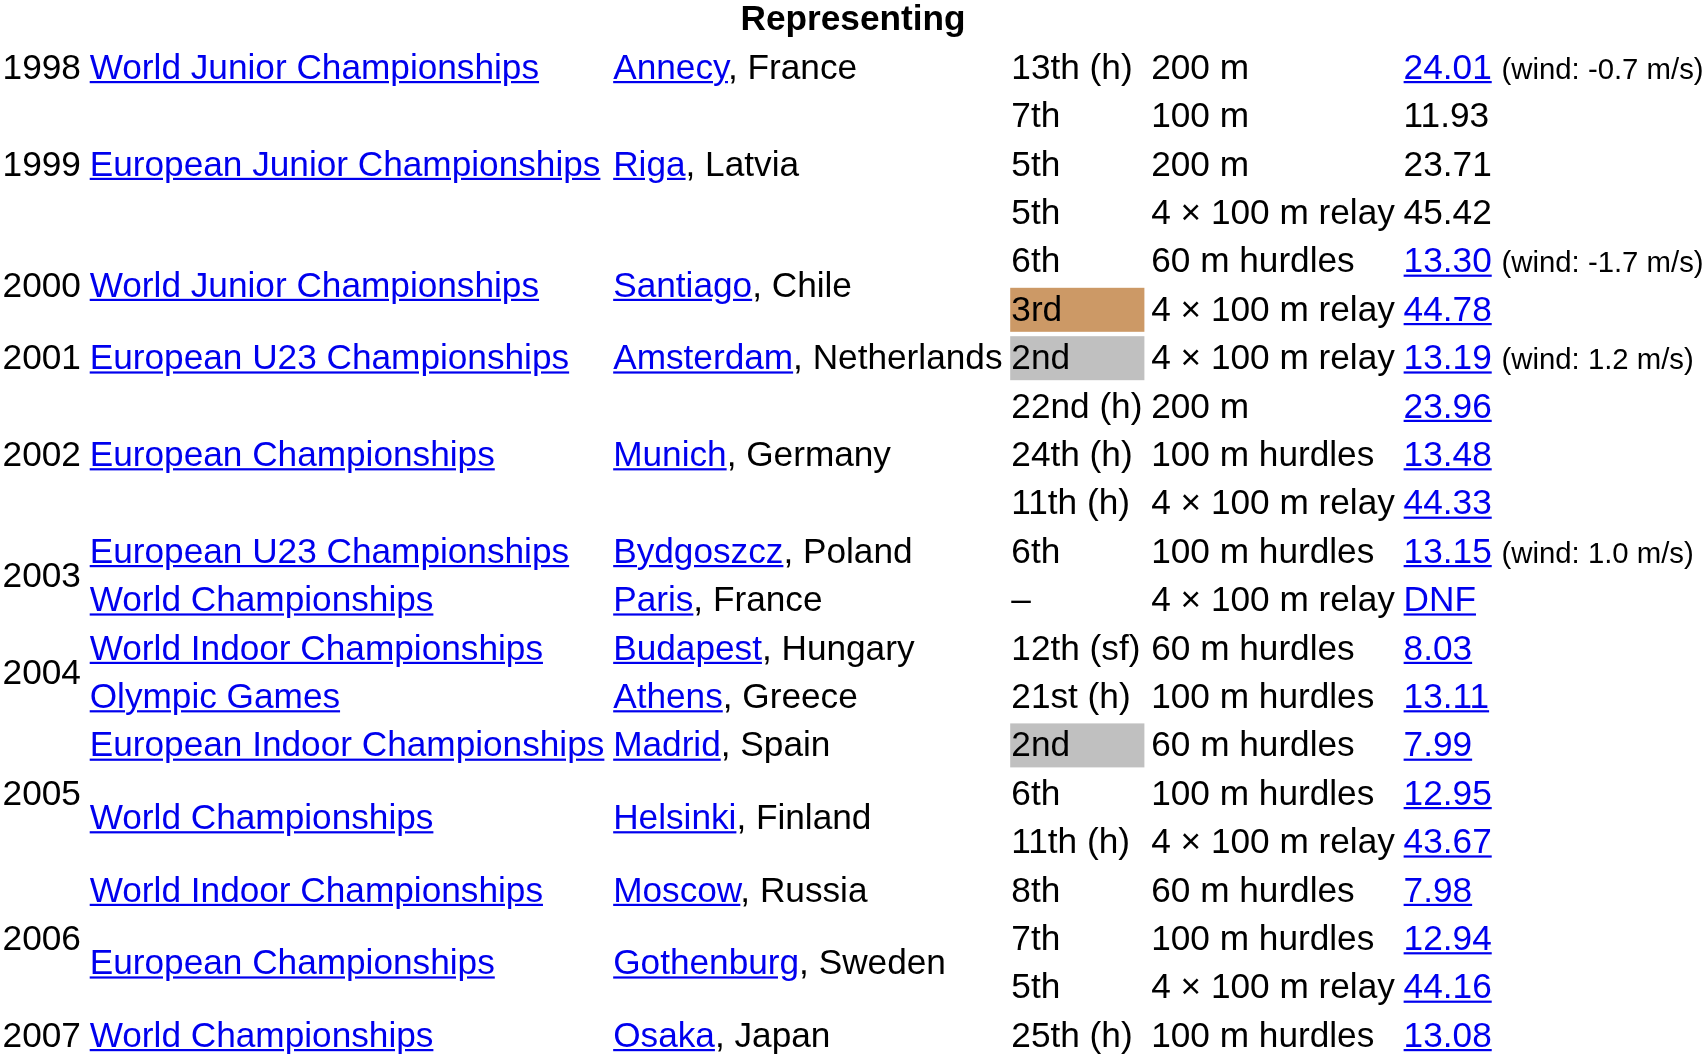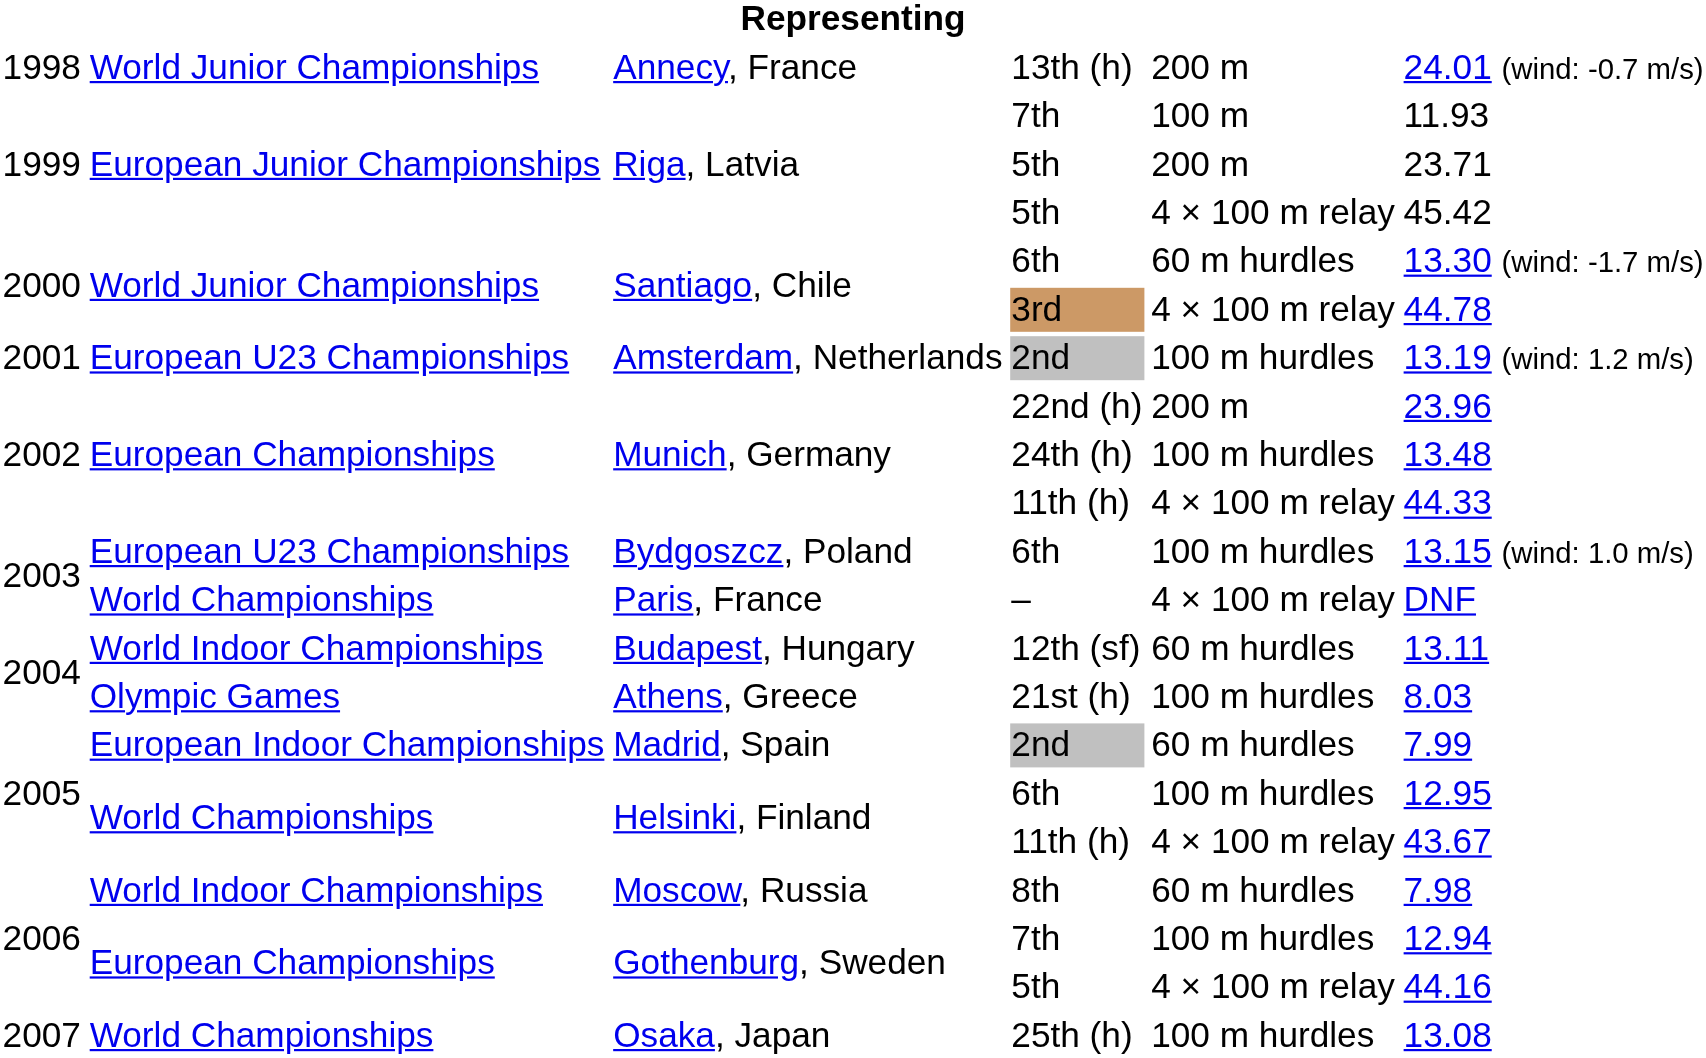(1273, 357) 4 × 100 m relay -> (1263, 357) 100 m hurdles
(1438, 648) 8.03 -> (1446, 648) 13.11
(1446, 696) 13.11 -> (1438, 696) 8.03
